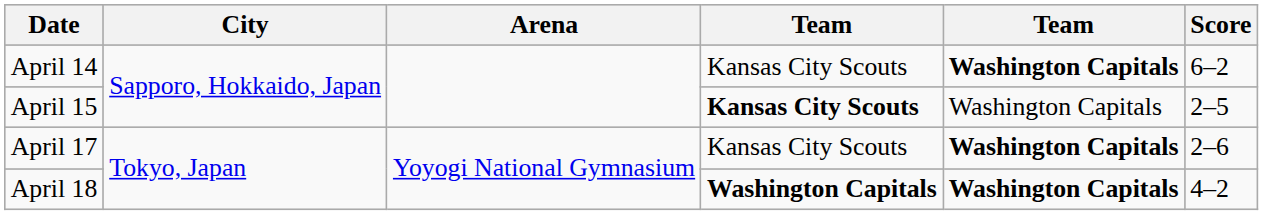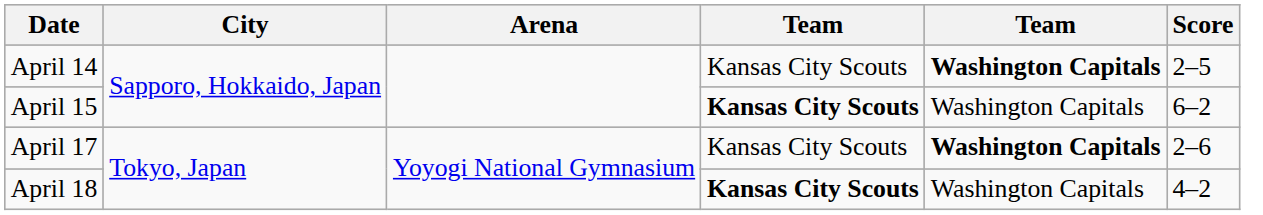(1210, 65) 6–2 -> (1192, 65) 2–5
(1210, 106) 2–5 -> (1192, 106) 6–2
(822, 188) Washington Capitals -> (813, 188) Kansas City Scouts
(1064, 188) bold -> (1037, 188) normal
